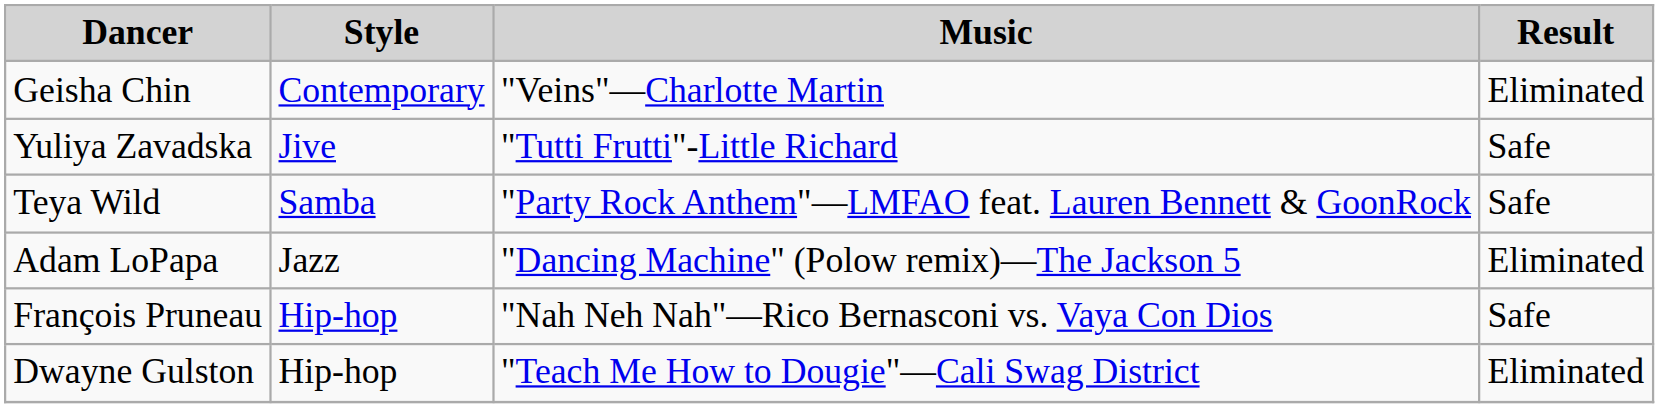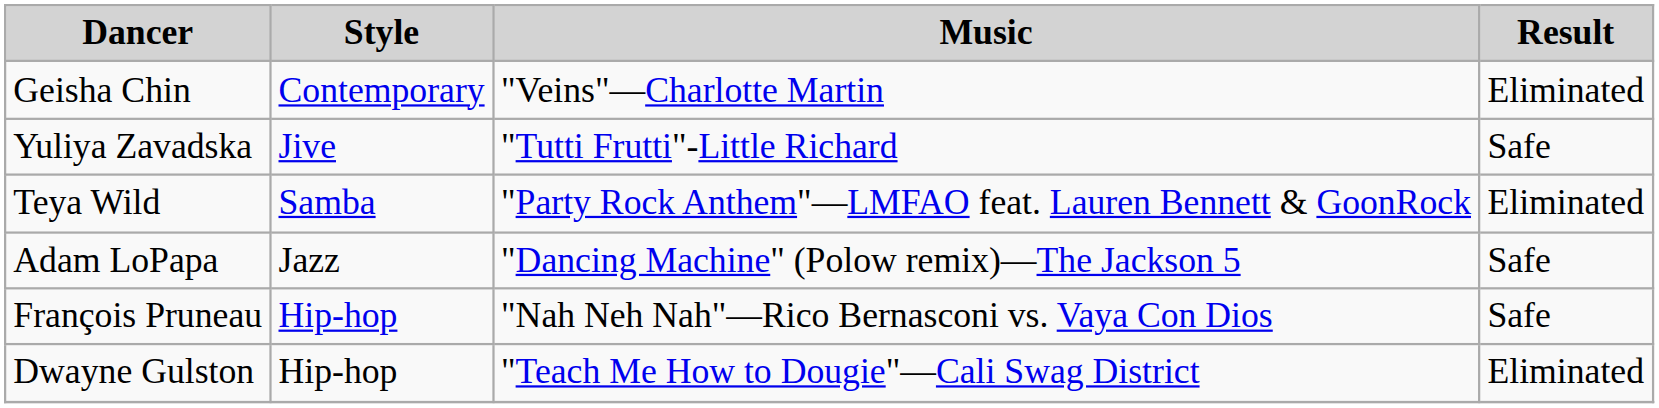(1519, 202) Safe -> (1566, 202) Eliminated
(1566, 259) Eliminated -> (1519, 259) Safe
